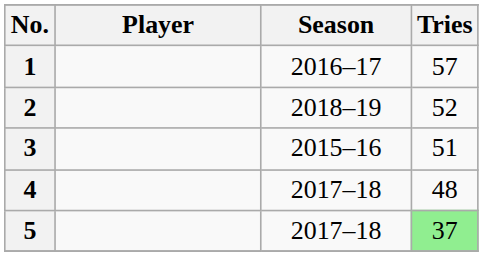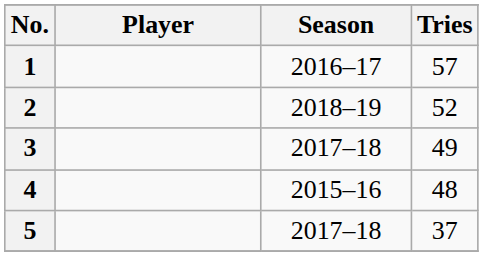(336, 148) 2015–16 -> (336, 148) 2017–18
(445, 148) 51 -> (445, 148) 49
(336, 189) 2017–18 -> (336, 189) 2015–16
(445, 230) lightgreen background -> (445, 230) no background
